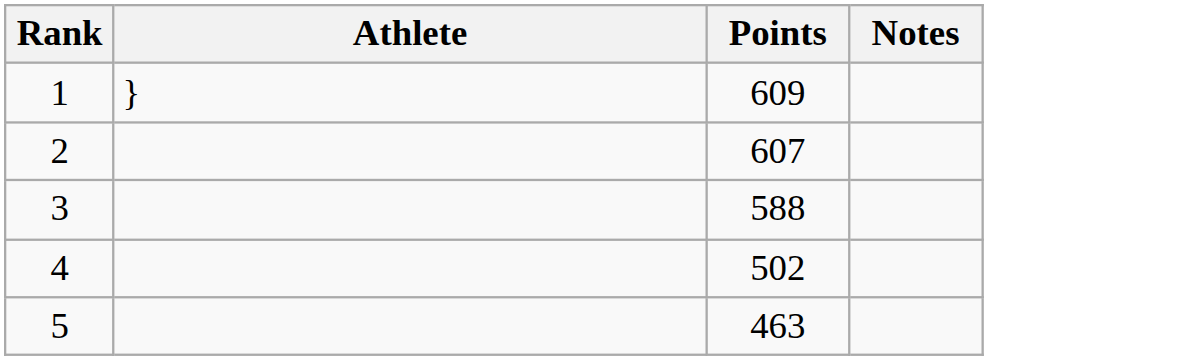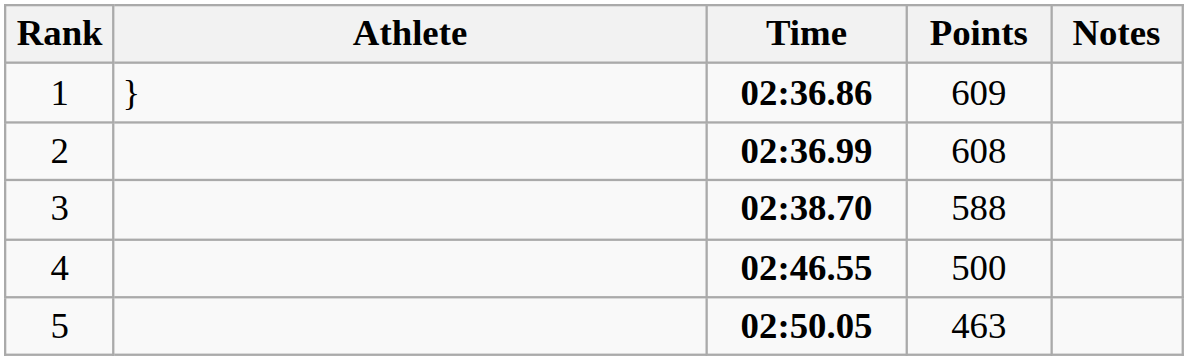+ column: (807, 33)
(778, 150) 607 -> (979, 150) 608
(778, 267) 502 -> (979, 267) 500
